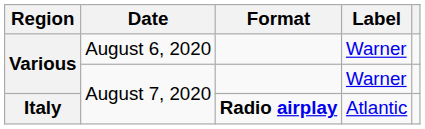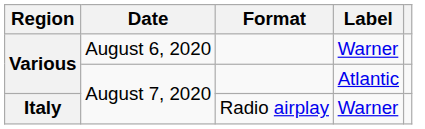(376, 78) Warner -> (368, 78) Atlantic
(279, 108) bold -> (274, 108) normal
(377, 108) Atlantic -> (368, 108) Warner
